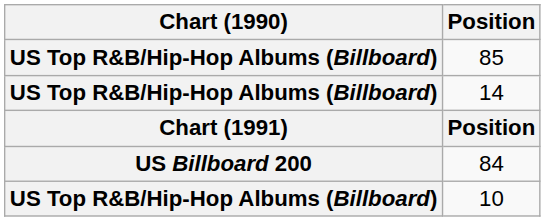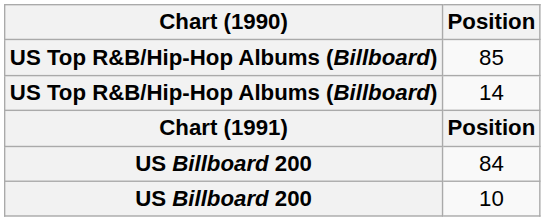(224, 198) US Top R&B/Hip-Hop Albums (Billboard) -> (224, 198) US Billboard 200
